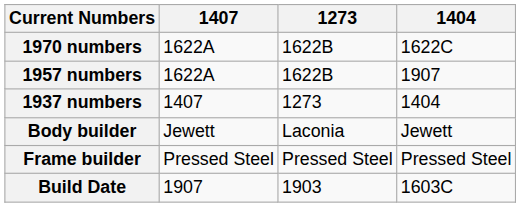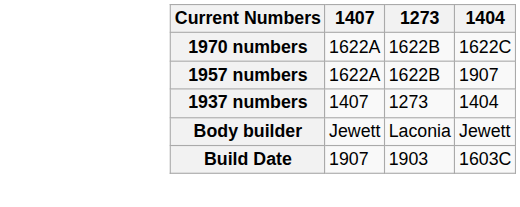- row: (82, 159)
